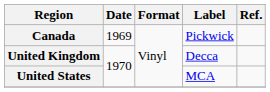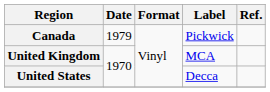(119, 35) 1969 -> (119, 35) 1979
(202, 55) Decca -> (200, 55) MCA
(200, 76) MCA -> (202, 76) Decca
